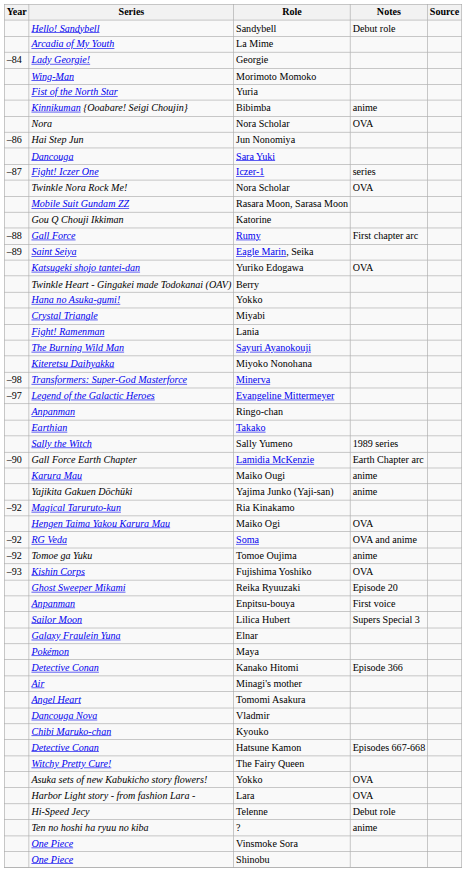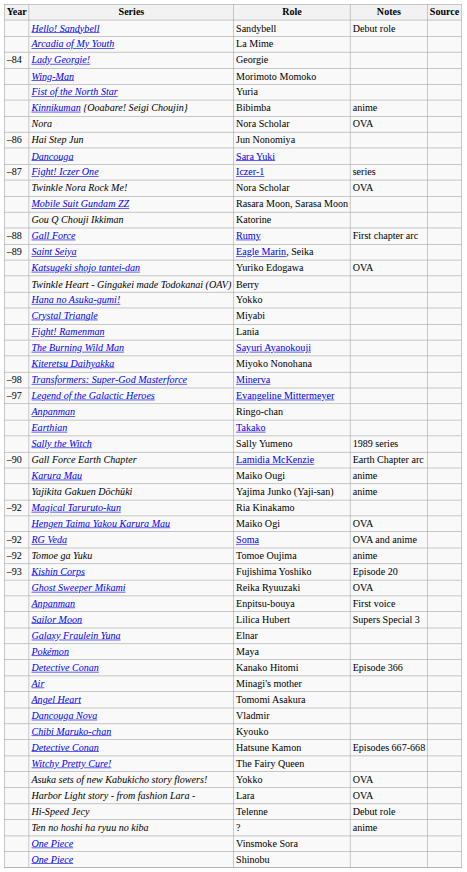(363, 572) OVA -> (375, 572) Episode 20
(375, 587) Episode 20 -> (363, 587) OVA
